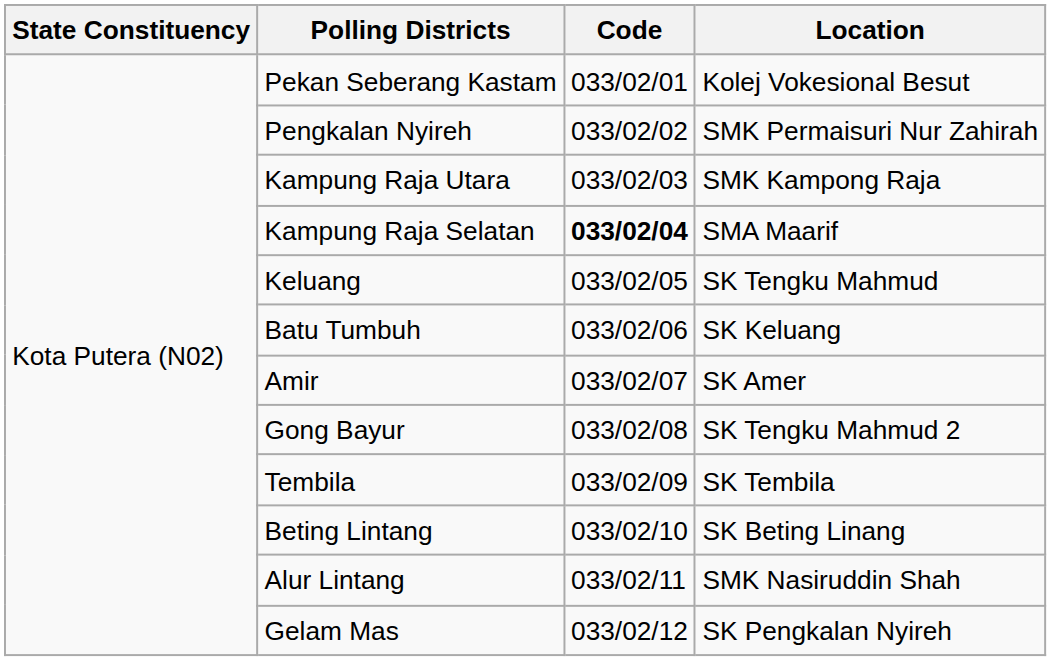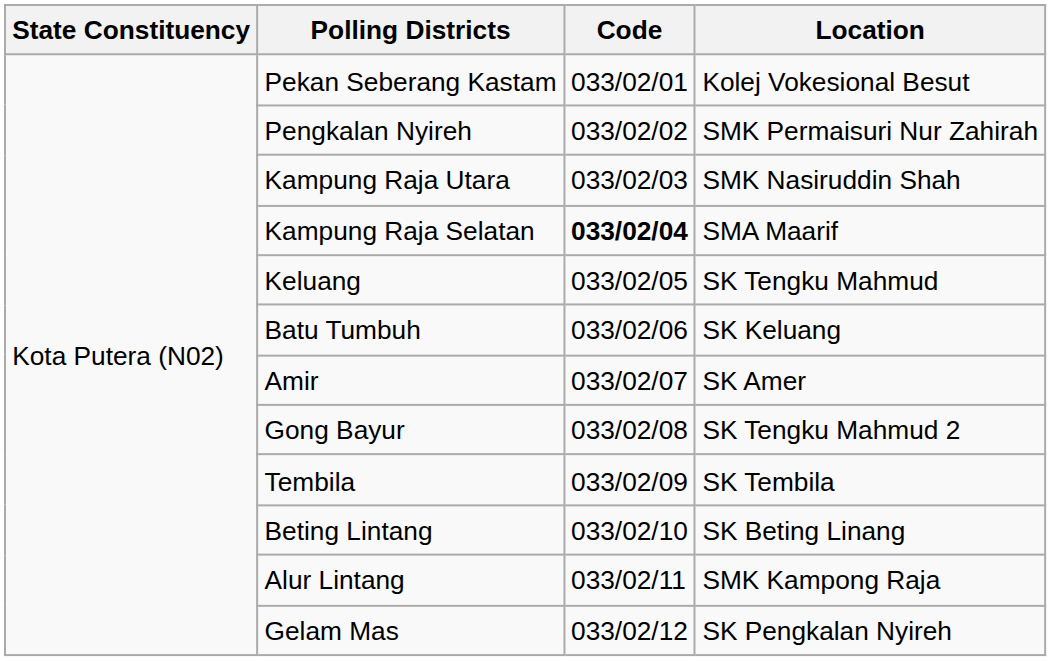(821, 181) SMK Kampong Raja -> (832, 181) SMK Nasiruddin Shah
(832, 581) SMK Nasiruddin Shah -> (821, 581) SMK Kampong Raja
